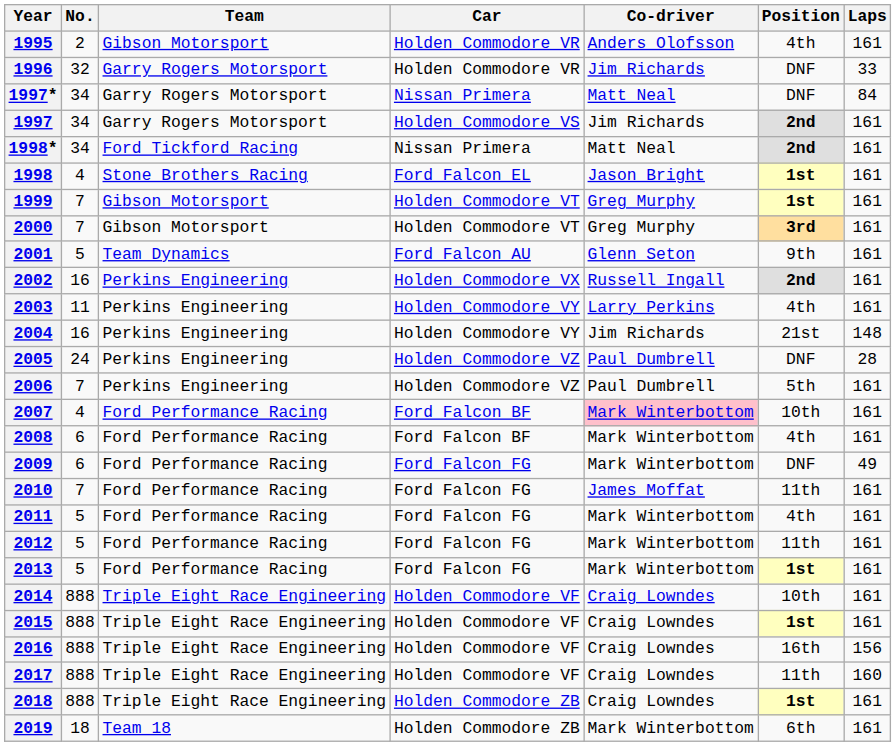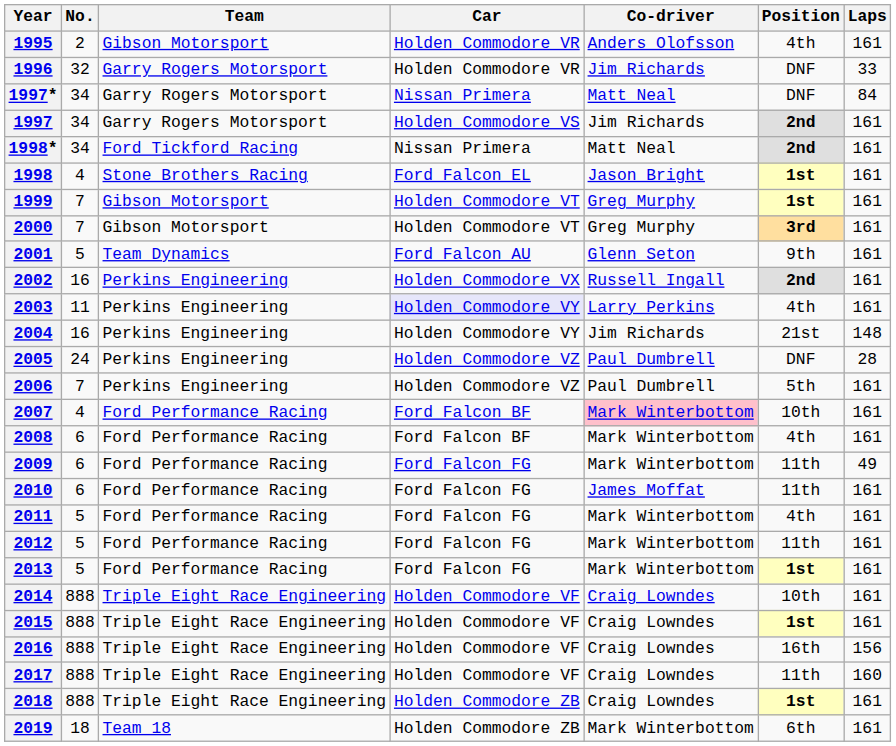(487, 308) no background -> (487, 308) lavender background
(801, 466) DNF -> (801, 466) 11th
(80, 492) 7 -> (80, 492) 6
